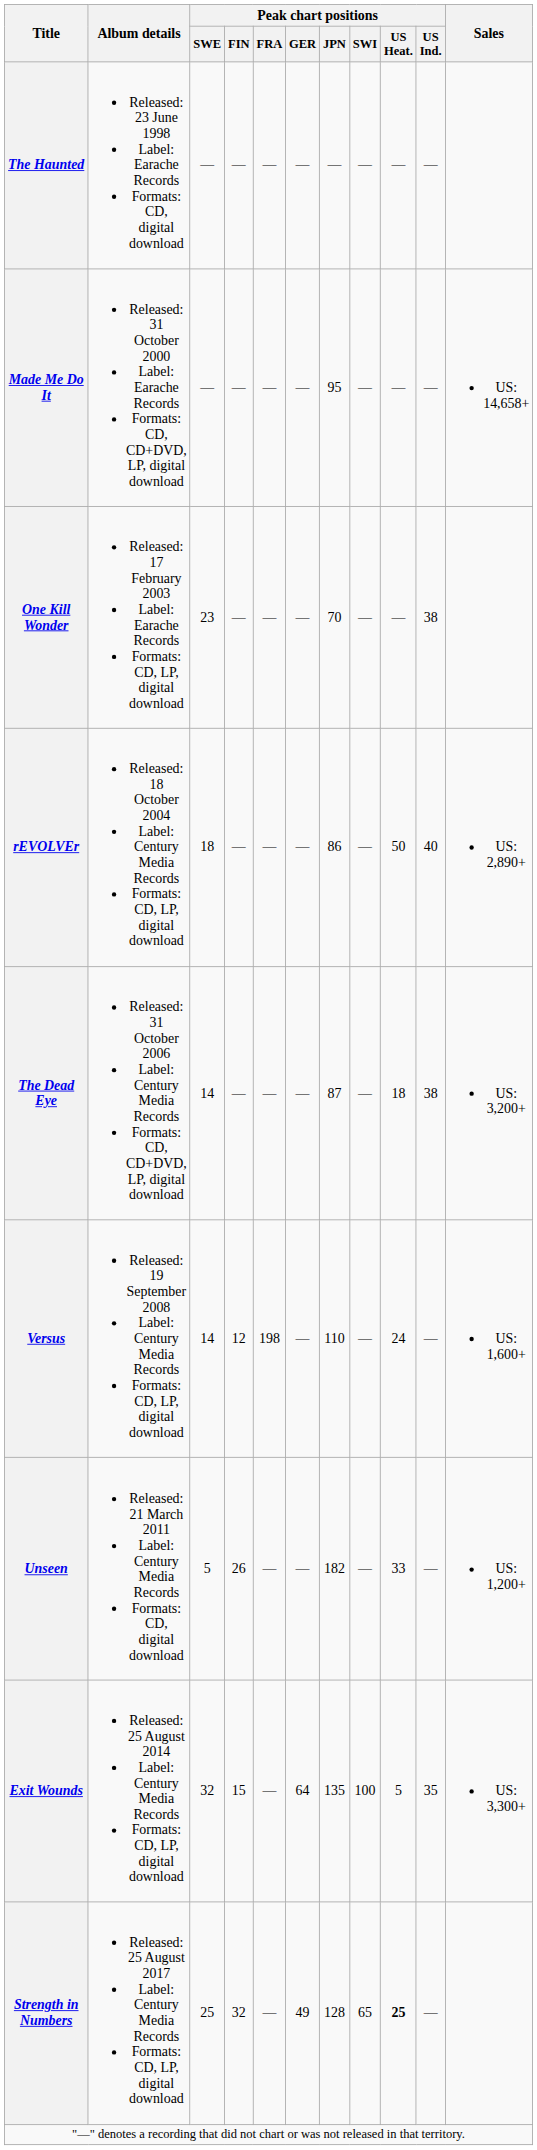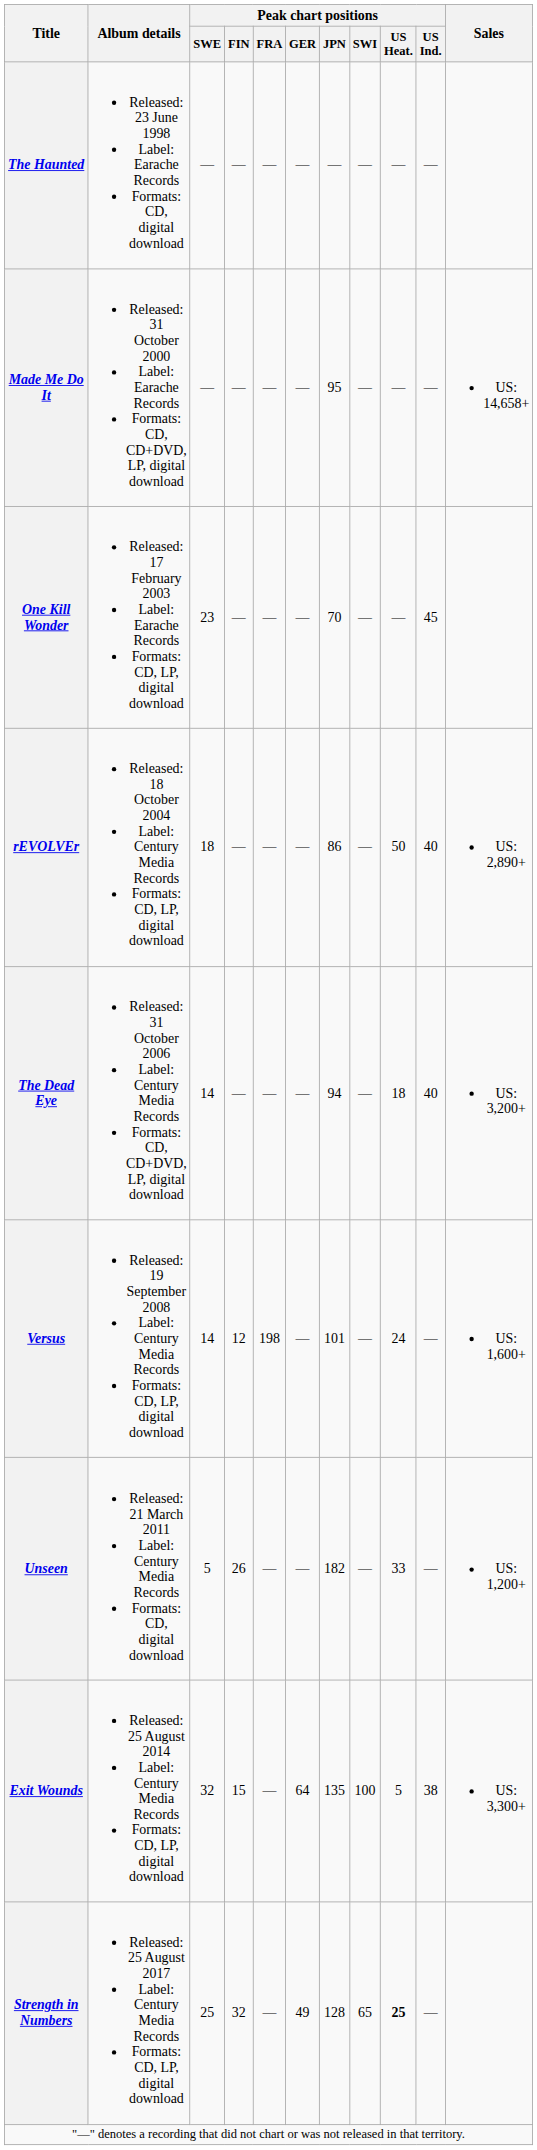(431, 617) 38 -> (431, 617) 45
(334, 1093) 87 -> (334, 1093) 94
(431, 1093) 38 -> (431, 1093) 40
(334, 1338) 110 -> (334, 1338) 101
(431, 1790) 35 -> (431, 1790) 38
